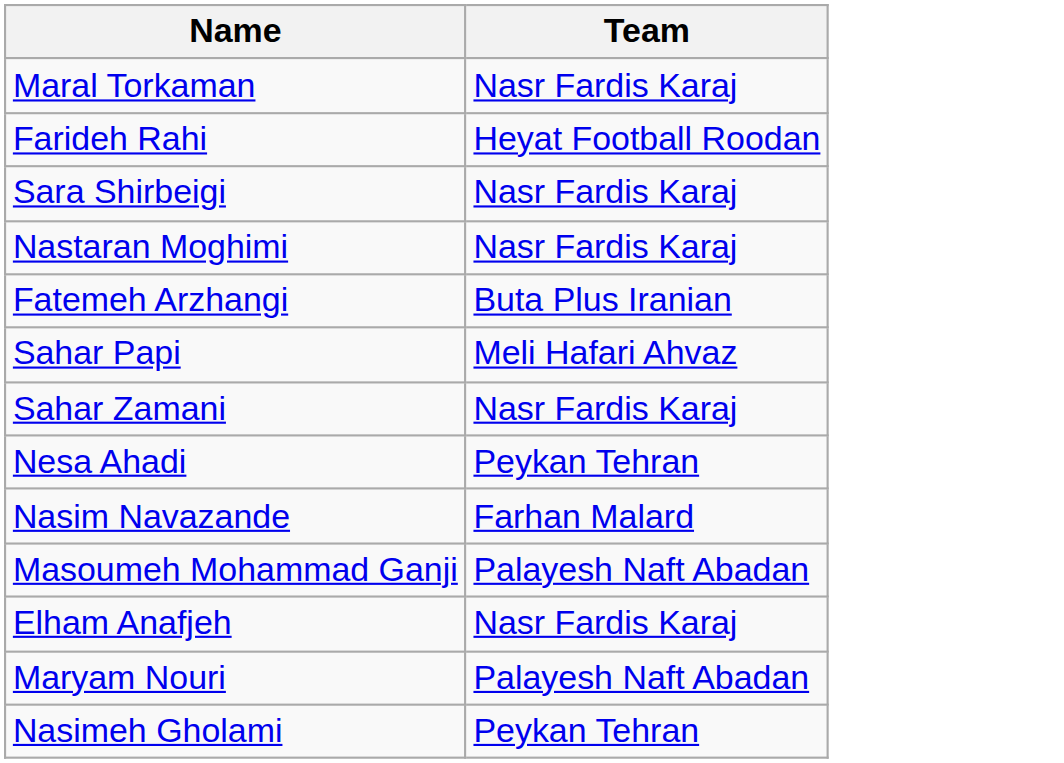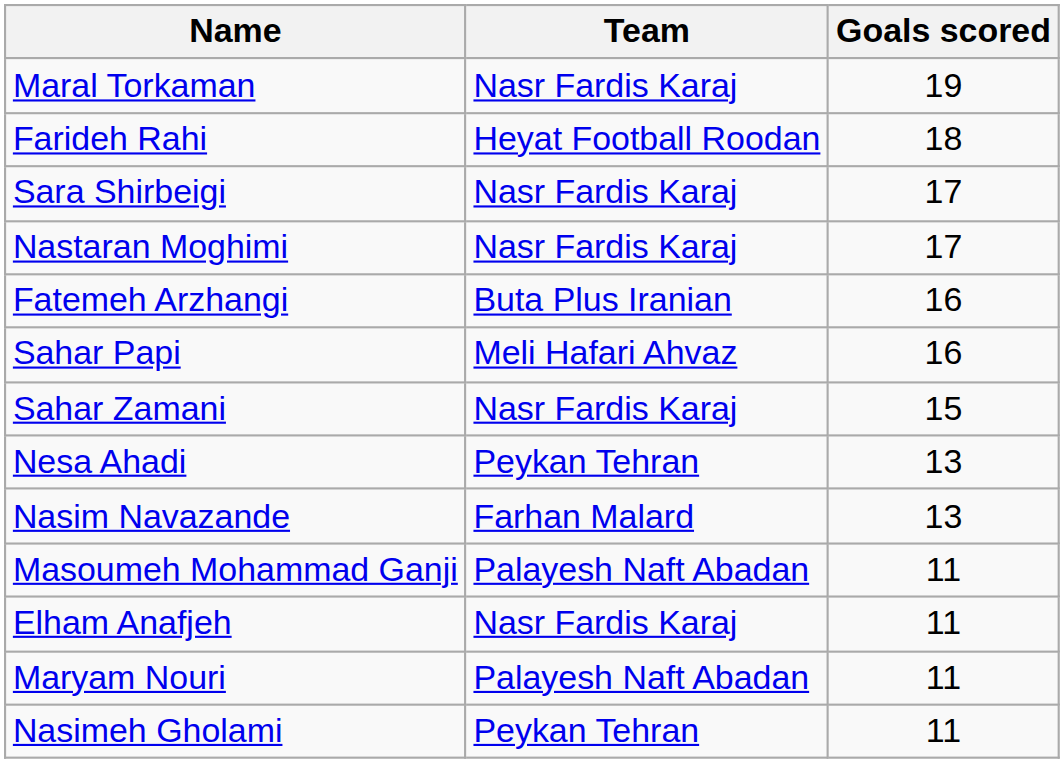+ column: (943, 31)
